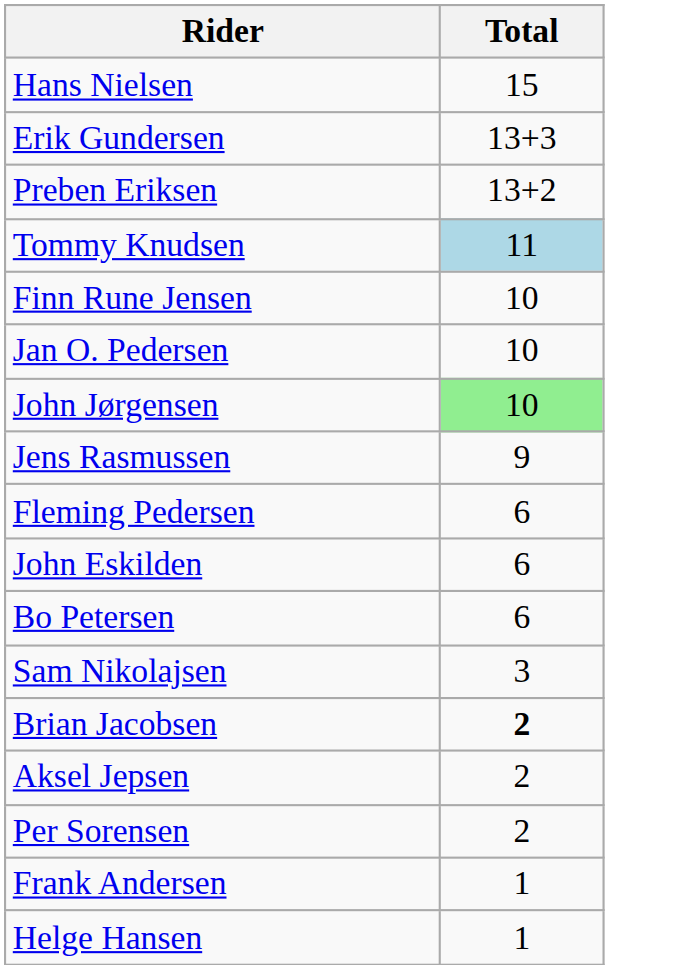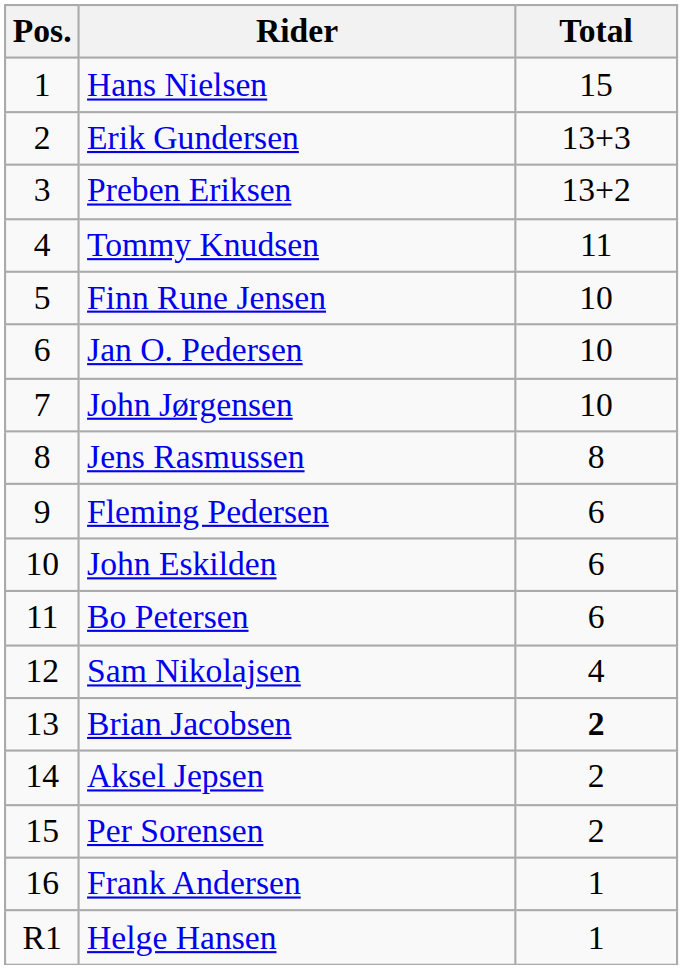+ column: (42, 31)
(522, 244) lightblue background -> (596, 244) no background
(522, 404) lightgreen background -> (596, 404) no background
(522, 457) 9 -> (596, 457) 8
(522, 670) 3 -> (596, 670) 4
